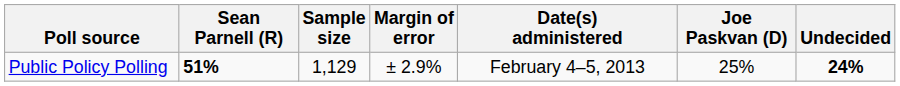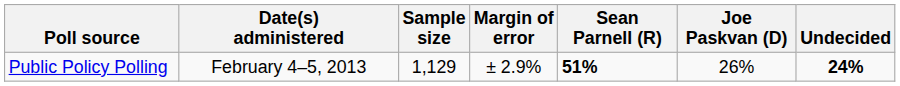columns swapped: (567, 28) <-> (239, 28)
(737, 66) 25% -> (737, 66) 26%
